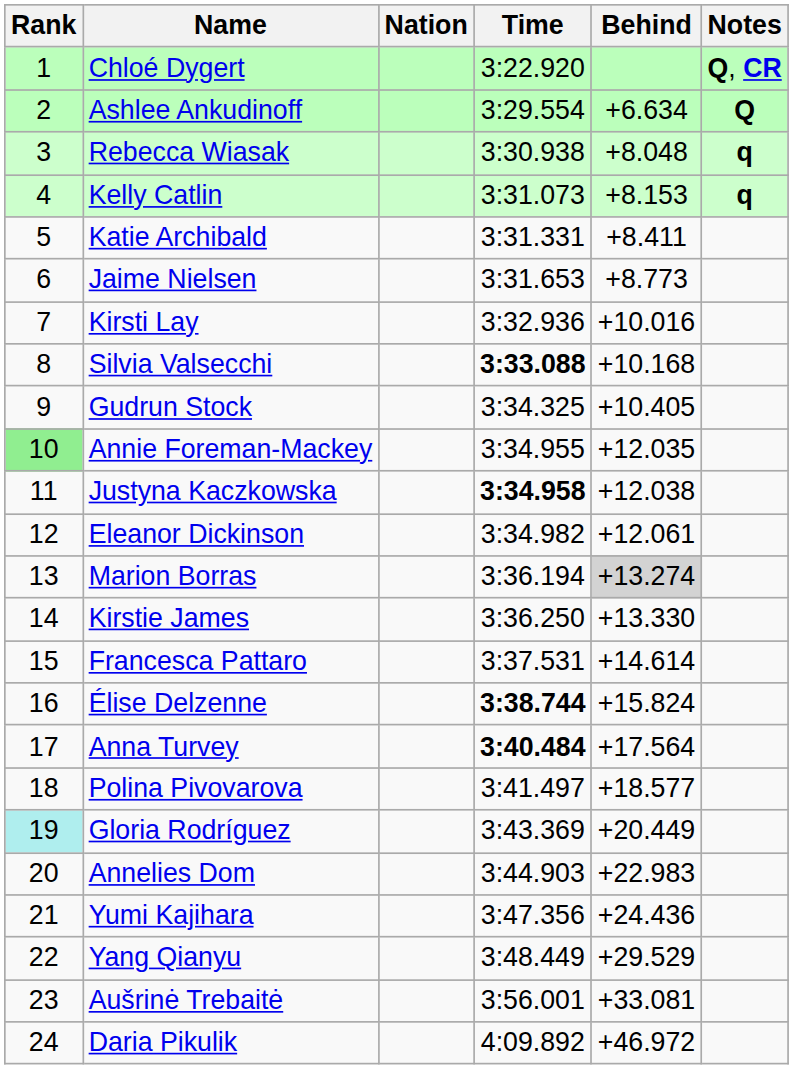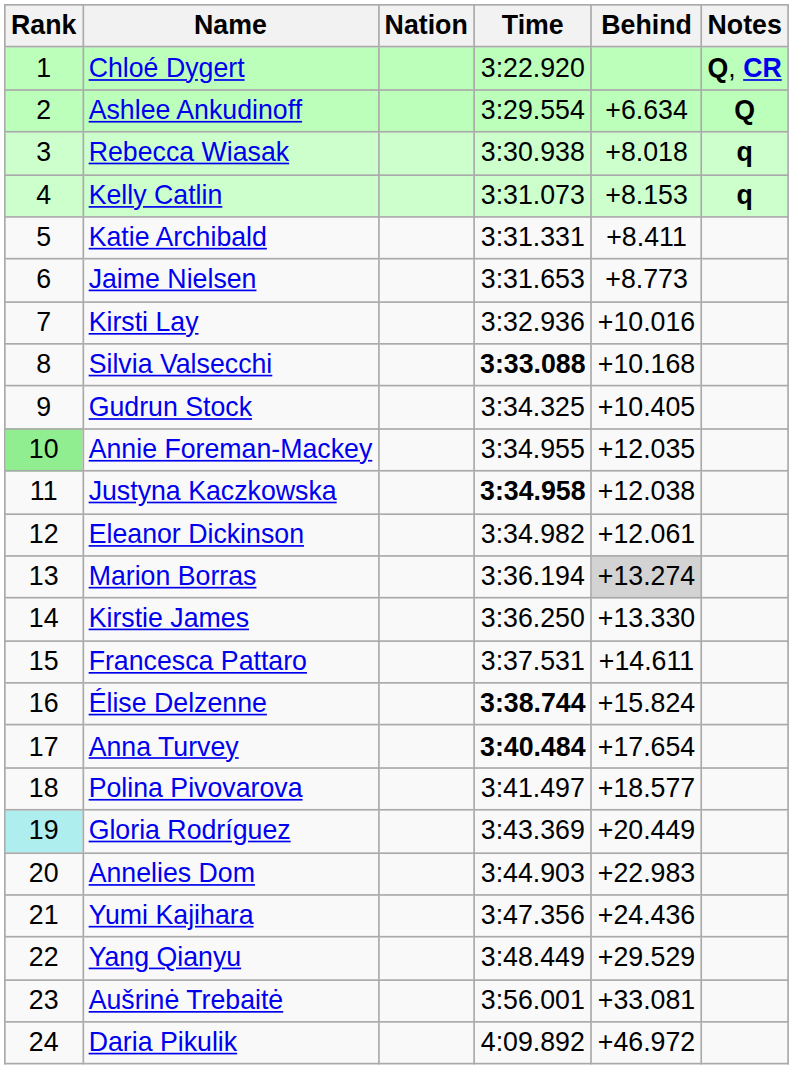(647, 152) +8.048 -> (647, 152) +8.018
(647, 661) +14.614 -> (647, 661) +14.611
(647, 746) +17.564 -> (647, 746) +17.654
